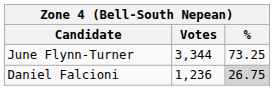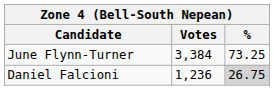(193, 55) 3,344 -> (193, 55) 3,384
